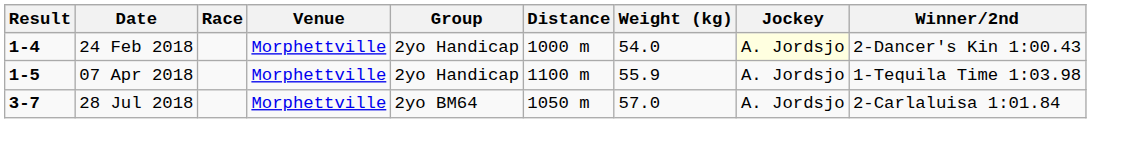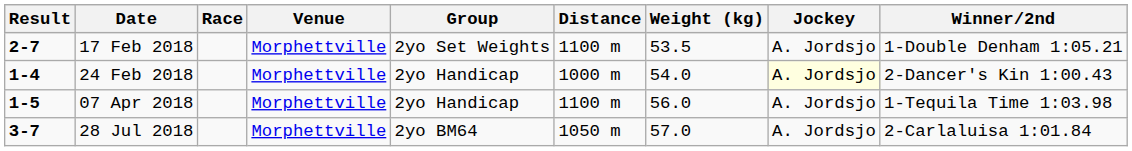+ row: (136, 47)
(639, 75) 55.9 -> (670, 103) 56.0
